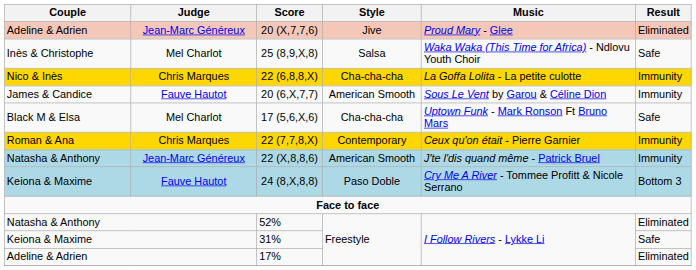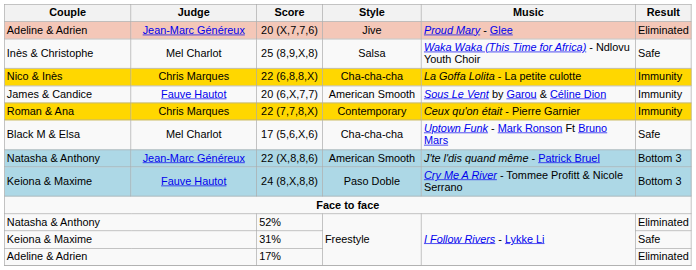rows swapped: (290, 141) <-> (290, 117)
(660, 158) Immunity -> (660, 158) Bottom 3
